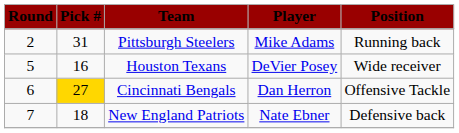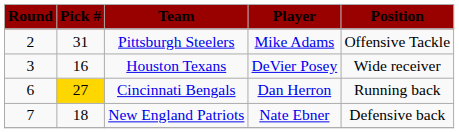(397, 41) Running back -> (397, 41) Offensive Tackle
(30, 66) 5 -> (30, 66) 3
(397, 90) Offensive Tackle -> (397, 90) Running back
